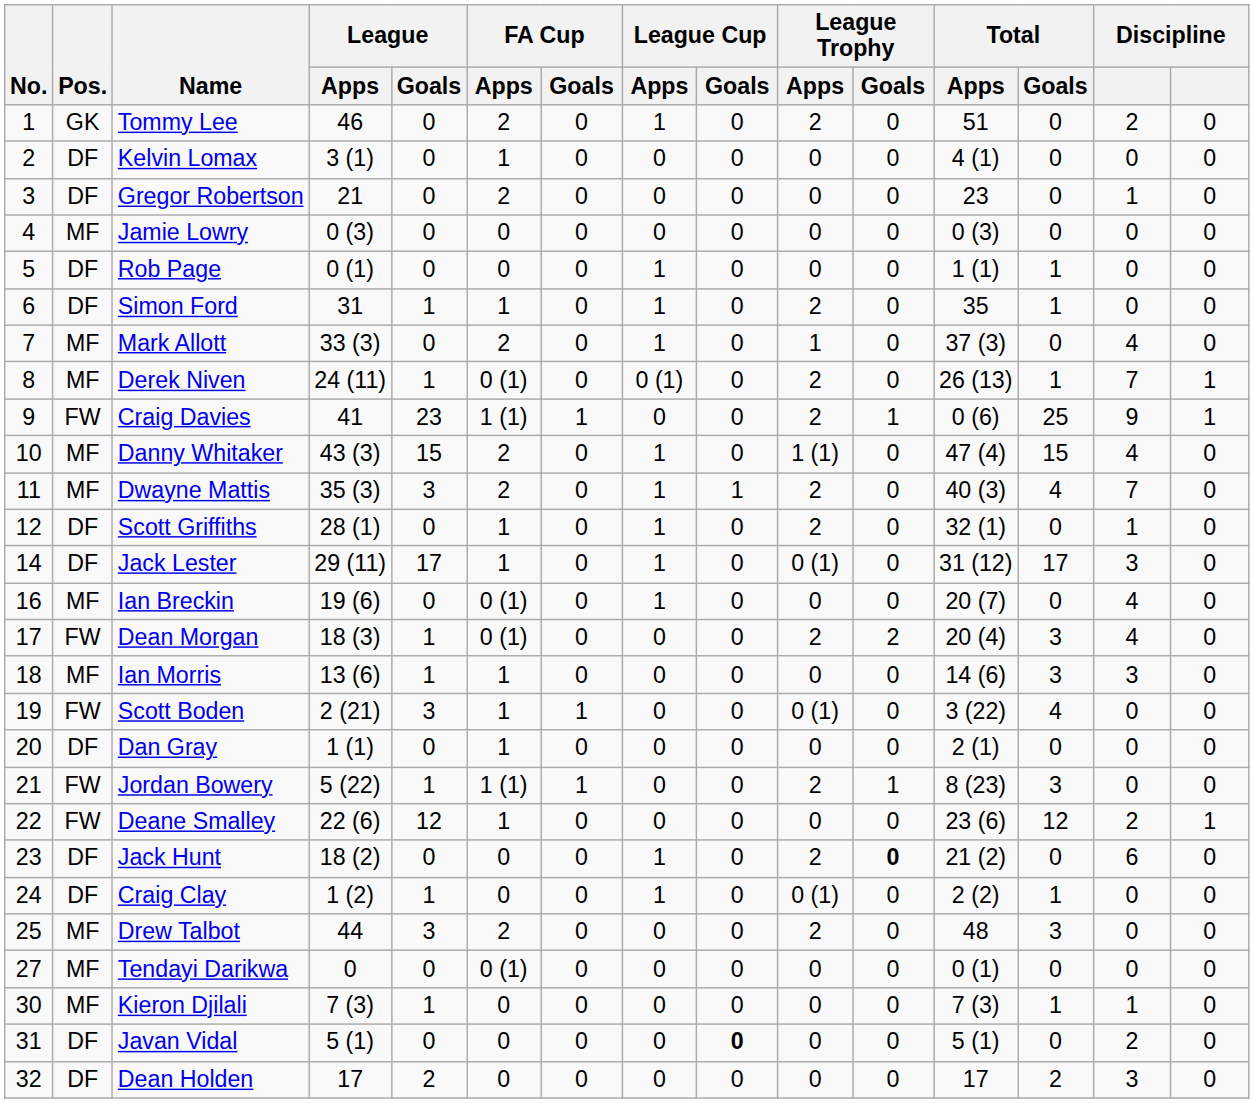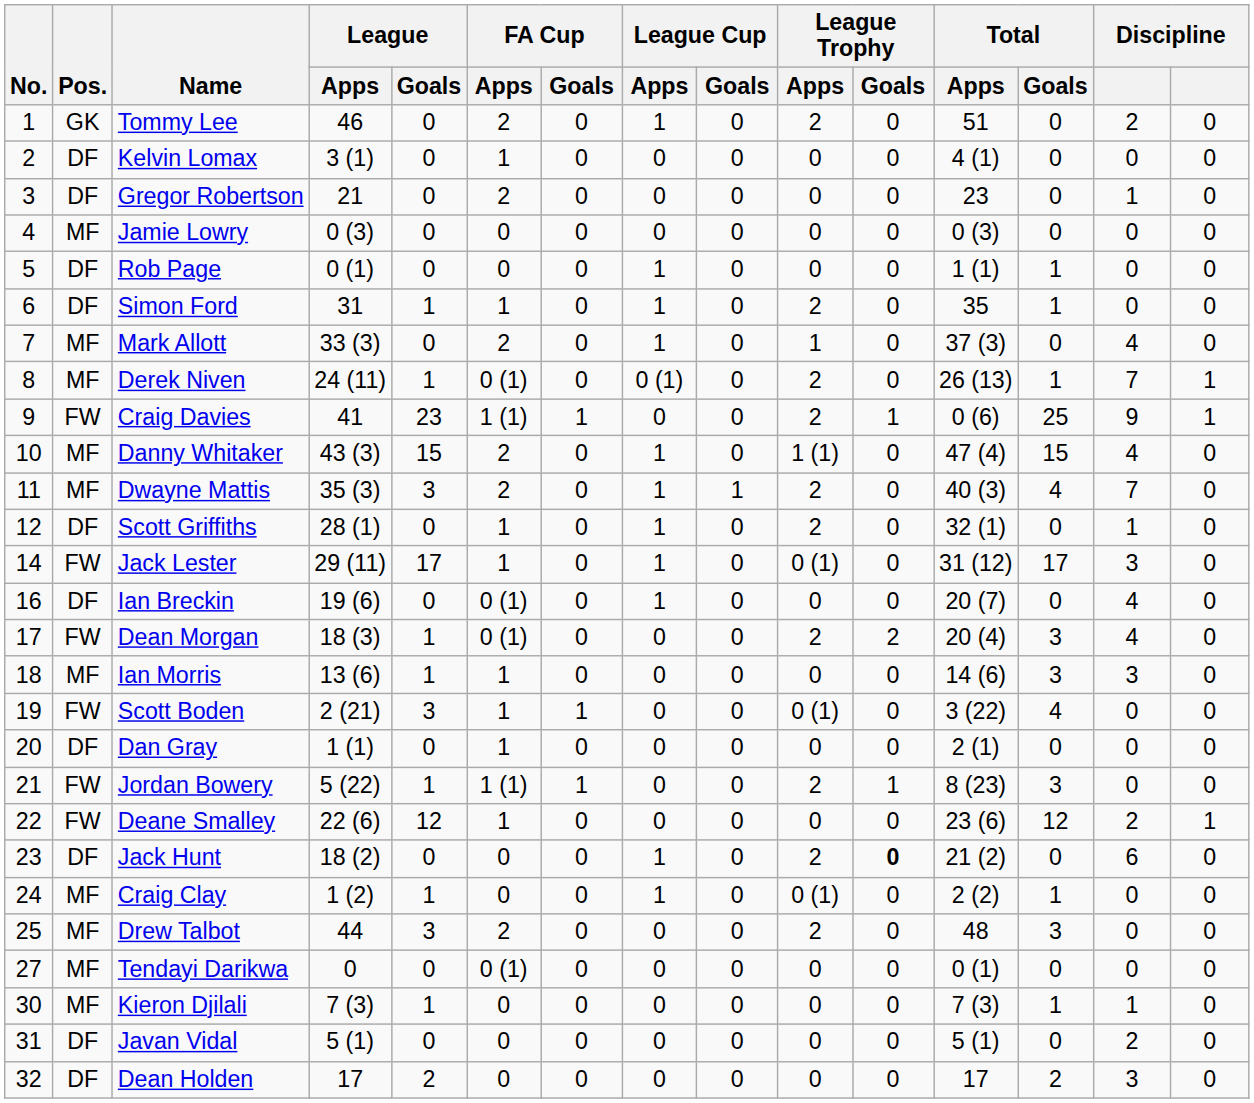(83, 564) DF -> (83, 564) FW
(83, 600) MF -> (83, 600) DF
(83, 895) DF -> (83, 895) MF
(737, 1042) bold -> (737, 1042) normal
